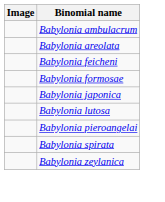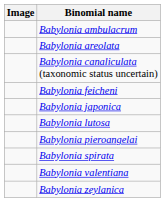+ row: (98, 68)
- row: (81, 78)
+ row: (84, 172)
